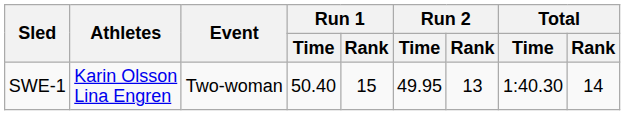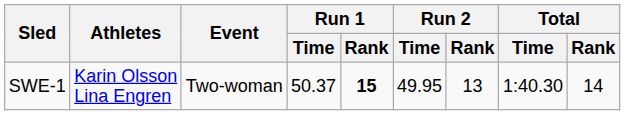(314, 86) 50.40 -> (314, 86) 50.37
(367, 86) normal -> (367, 86) bold
